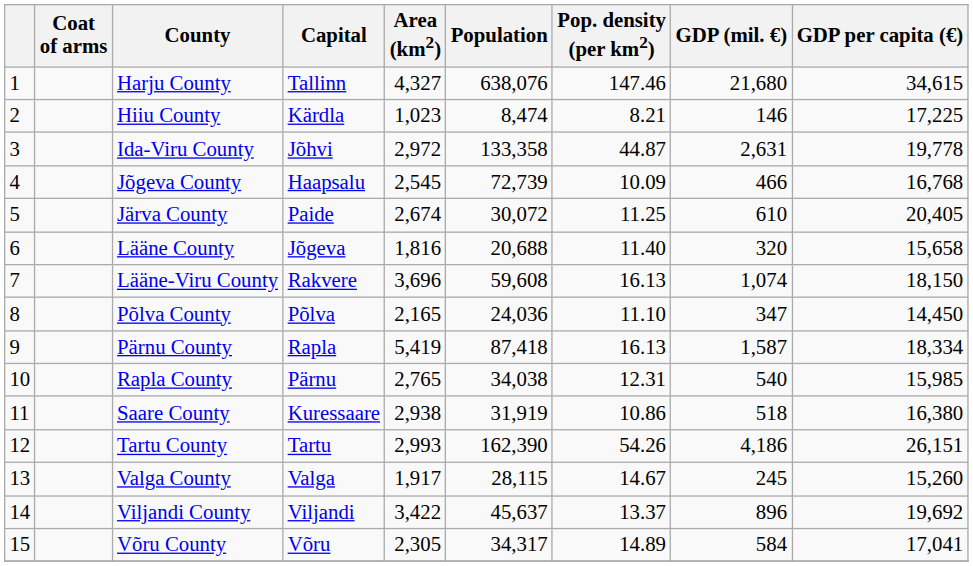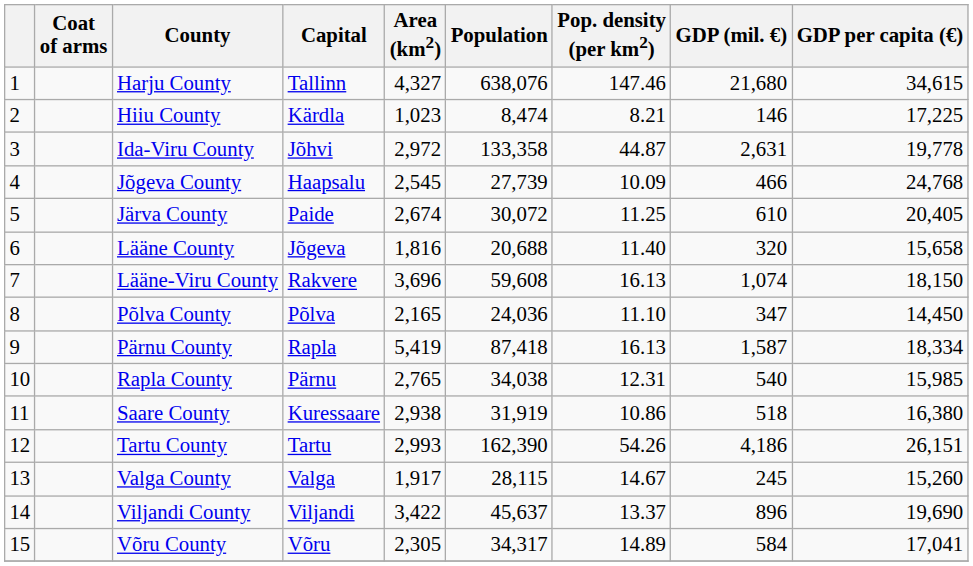(519, 181) 72,739 -> (519, 181) 27,739
(935, 181) 16,768 -> (935, 181) 24,768
(935, 511) 19,692 -> (935, 511) 19,690
